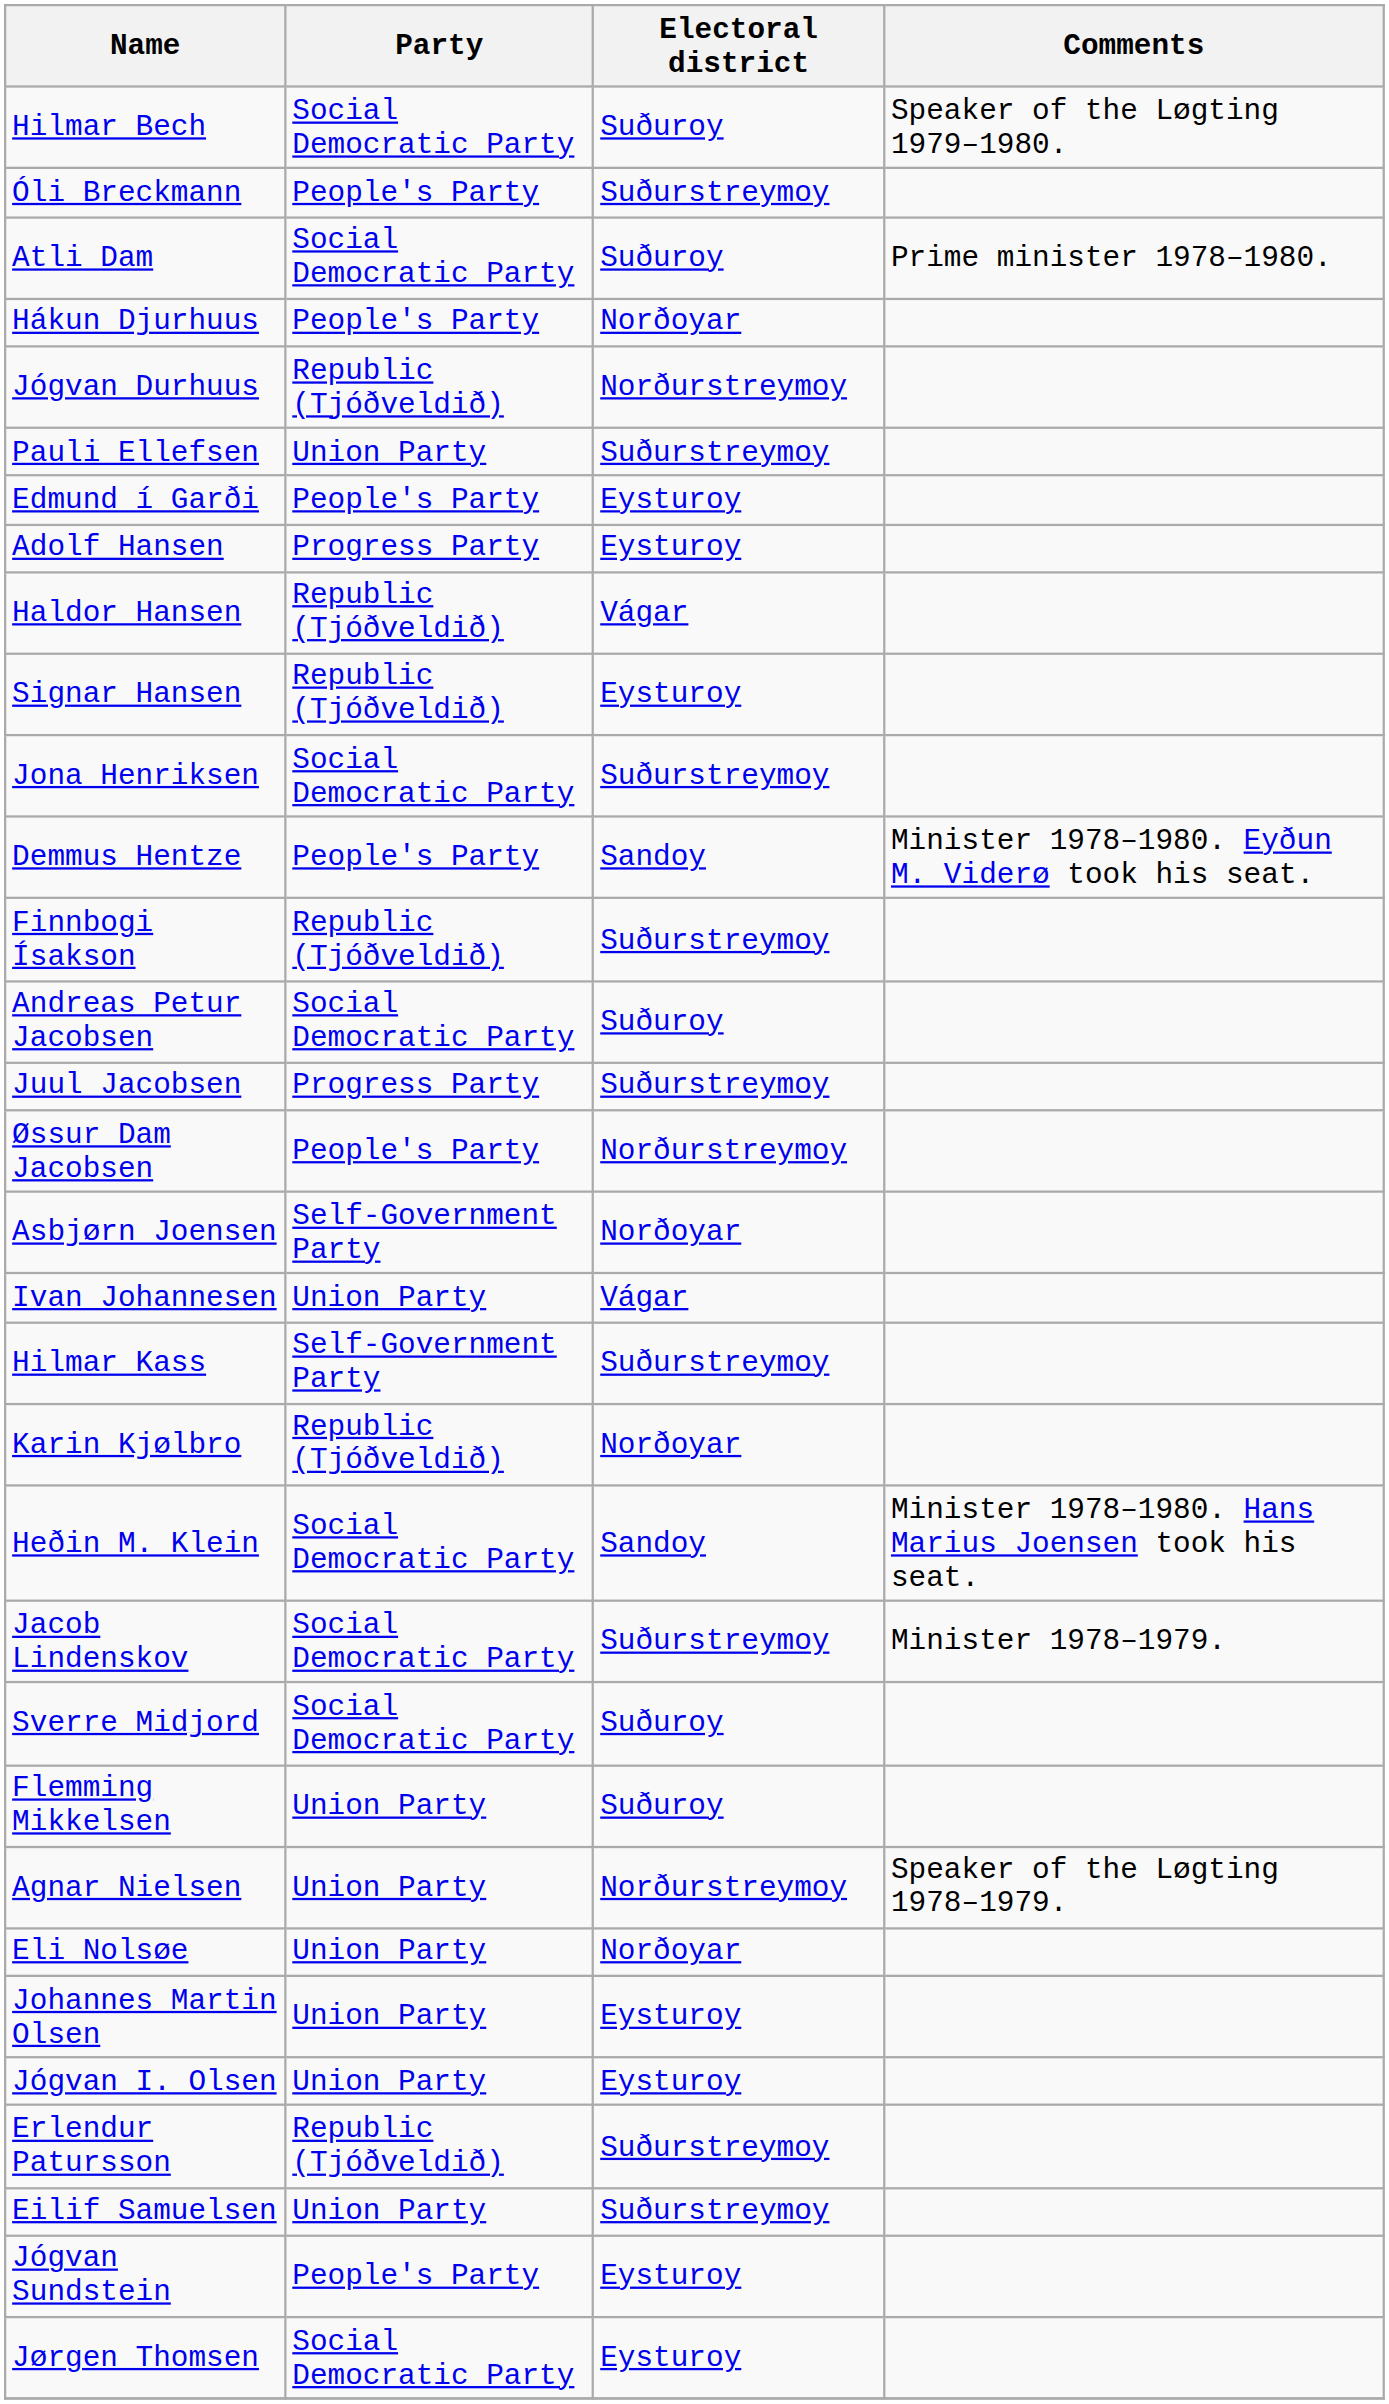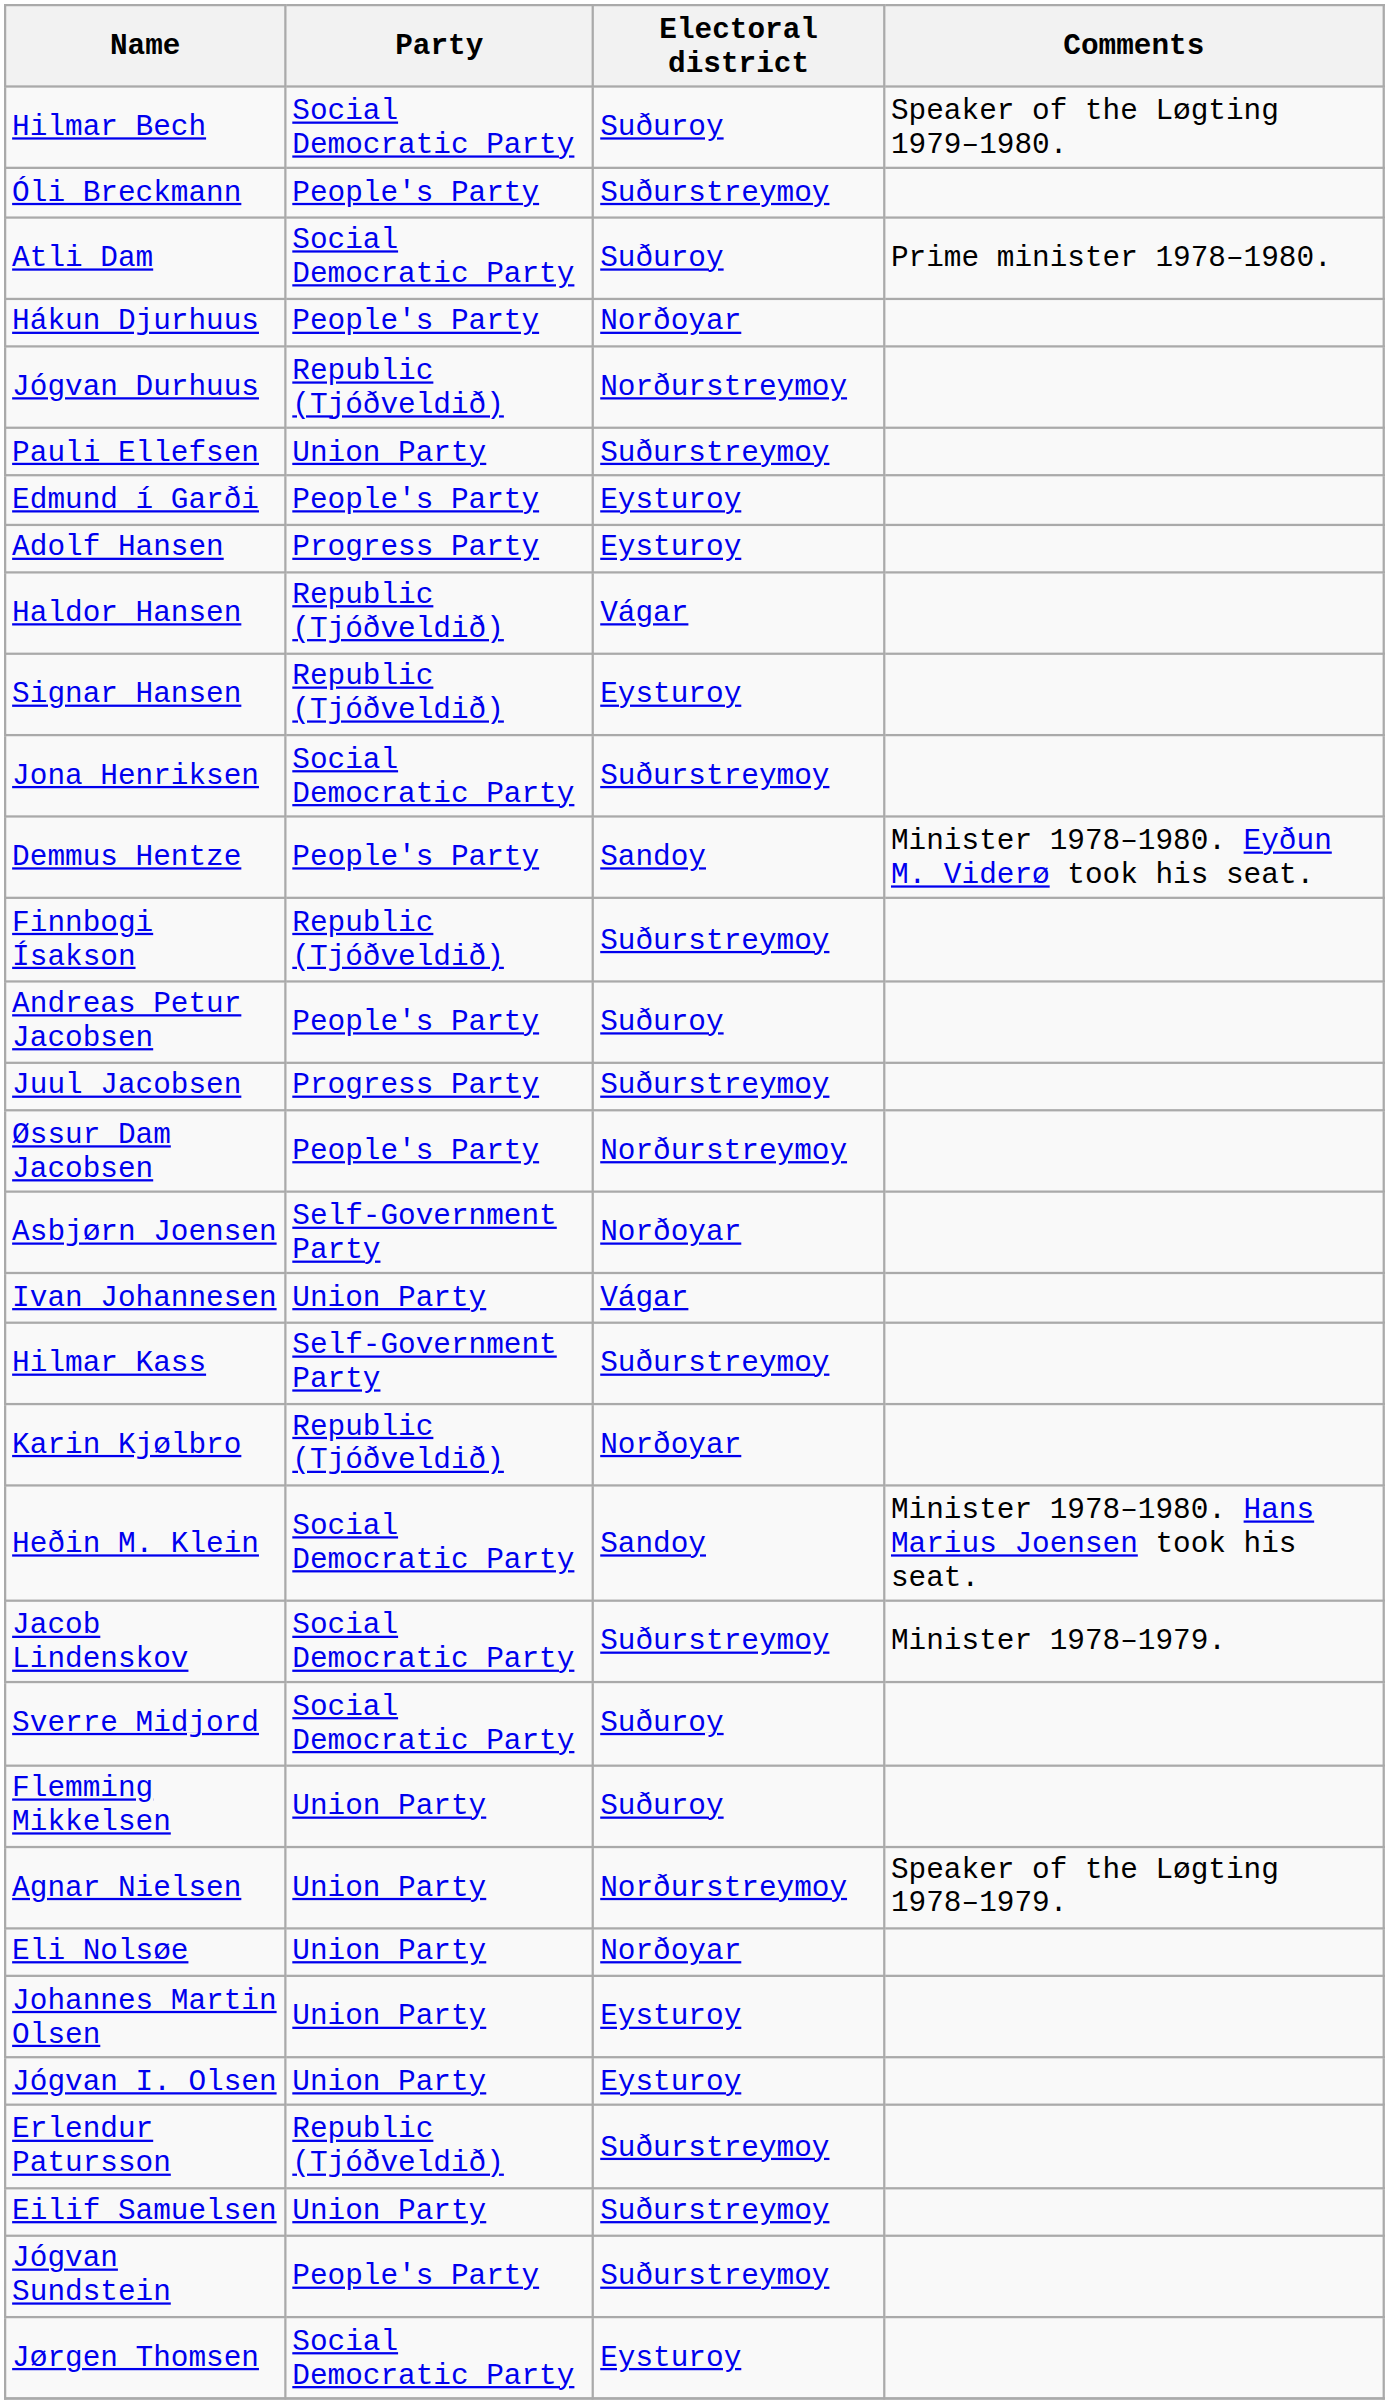(433, 1021) Social Democratic Party -> (416, 1021) People's Party
(671, 2276) Eysturoy -> (715, 2276) Suðurstreymoy
